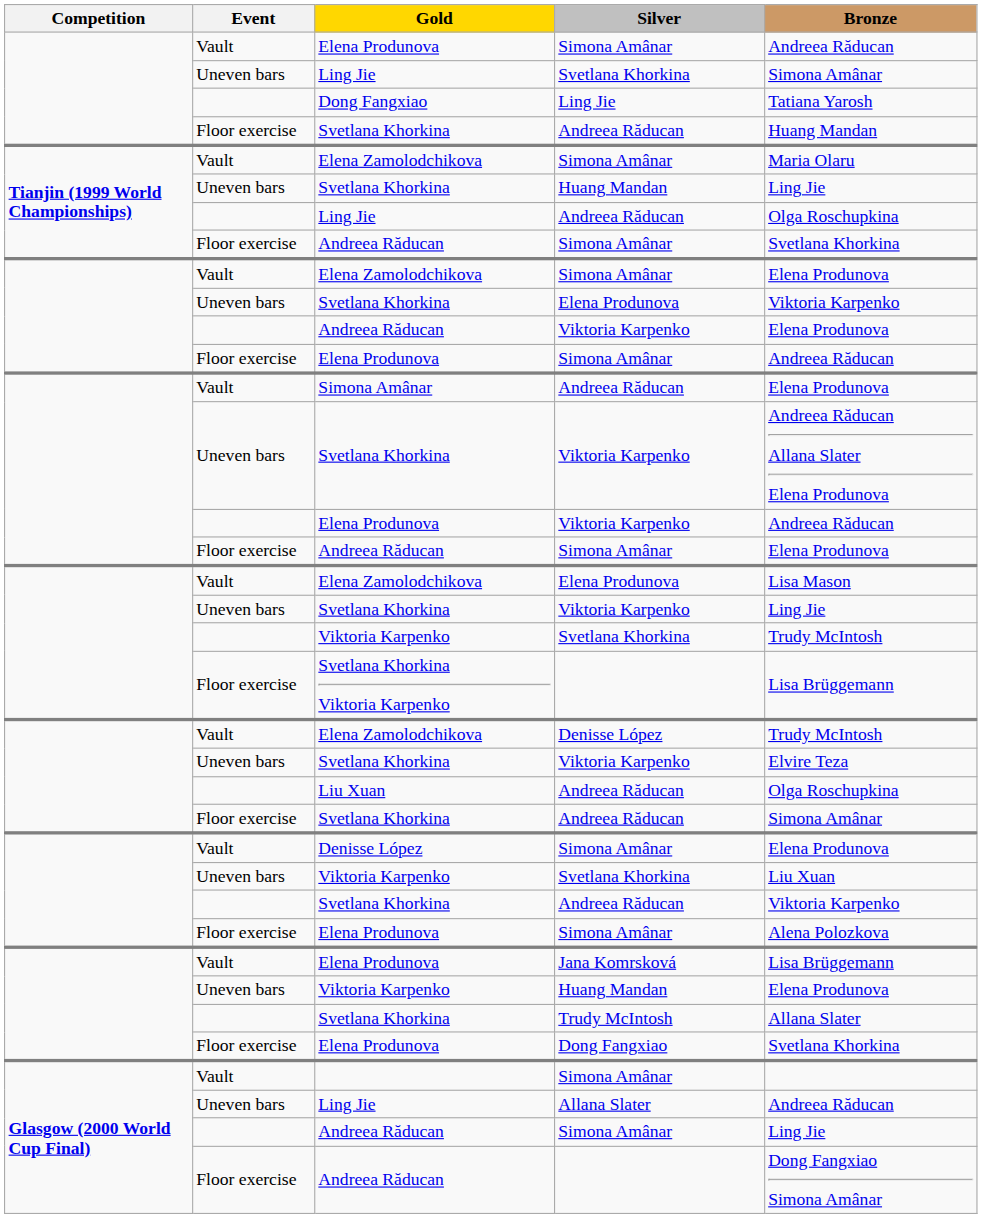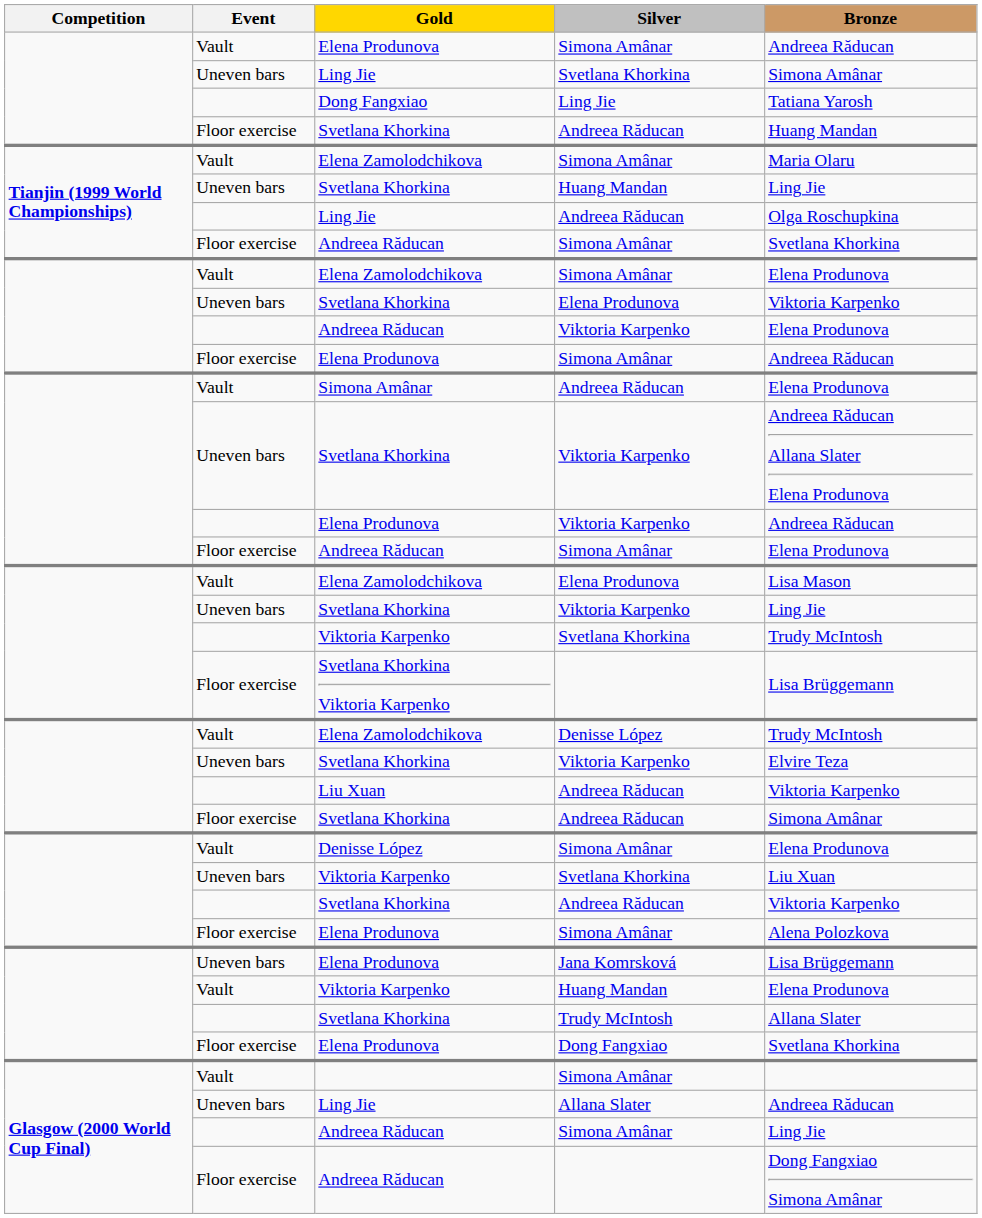(833, 790) Olga Roschupkina -> (834, 790) Viktoria Karpenko
(215, 962) Vault -> (241, 962) Uneven bars
(241, 990) Uneven bars -> (215, 990) Vault
